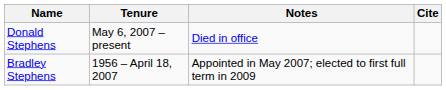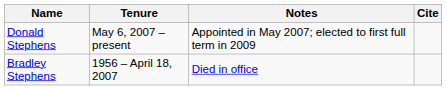(225, 38) Died in office -> (299, 38) Appointed in May 2007; elected to first full term in 2009
(299, 69) Appointed in May 2007; elected to first full term in 2009 -> (225, 69) Died in office
